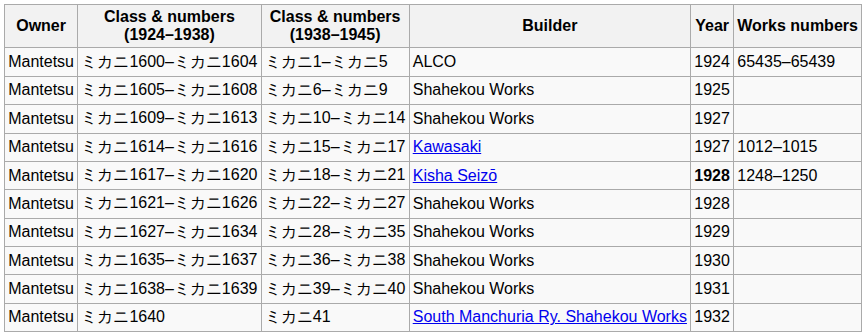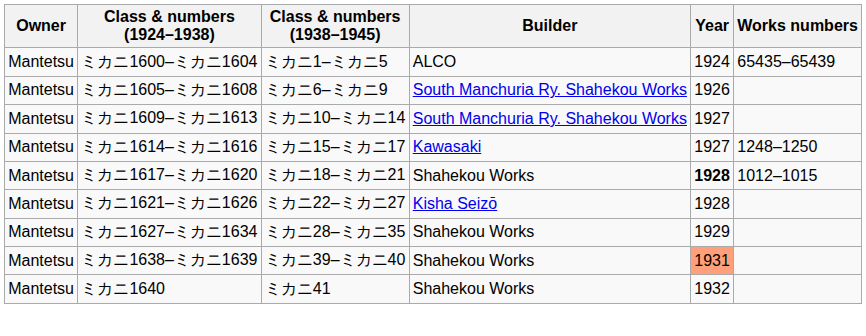(473, 90) Shahekou Works -> (550, 90) South Manchuria Ry. Shahekou Works
(712, 90) 1925 -> (712, 90) 1926
(473, 118) Shahekou Works -> (550, 118) South Manchuria Ry. Shahekou Works
(777, 147) 1012–1015 -> (777, 147) 1248–1250
(455, 175) Kisha Seizō -> (473, 175) Shahekou Works
(777, 175) 1248–1250 -> (777, 175) 1012–1015
(473, 203) Shahekou Works -> (455, 203) Kisha Seizō
- row: (169, 260)
(712, 289) no background -> (712, 260) lightsalmon background
(550, 317) South Manchuria Ry. Shahekou Works -> (473, 289) Shahekou Works
